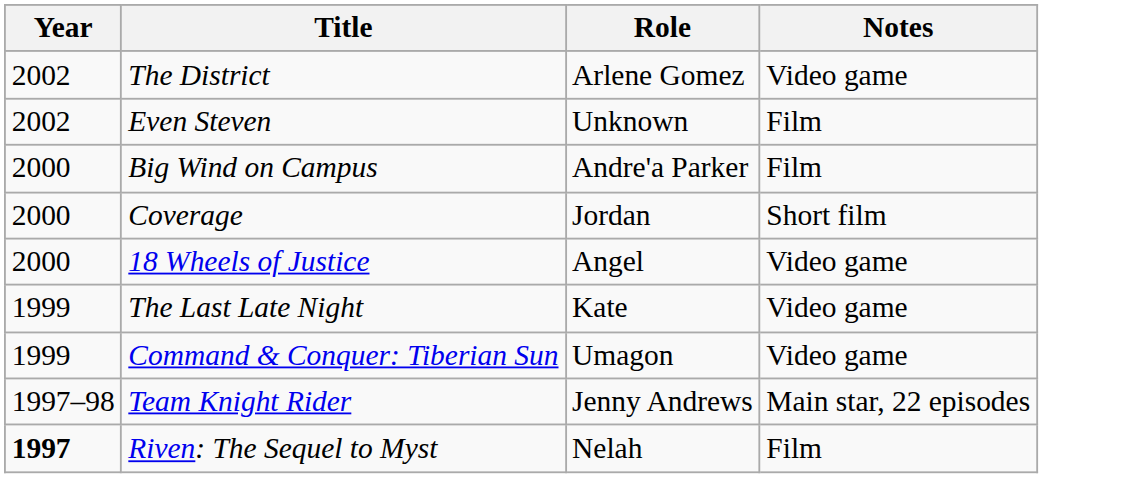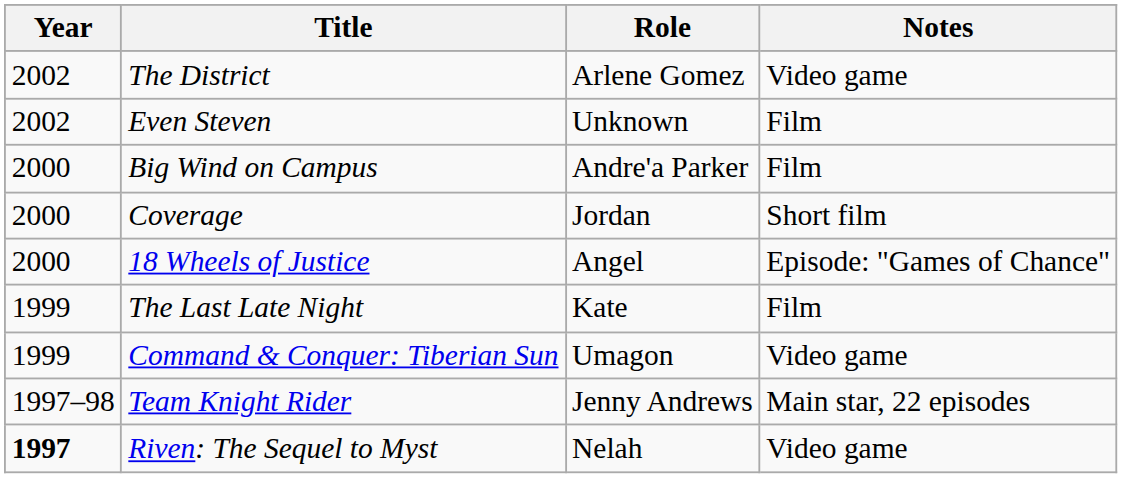(837, 261) Video game -> (938, 261) Episode: "Games of Chance"
(837, 307) Video game -> (794, 307) Film
(794, 448) Film -> (837, 448) Video game
